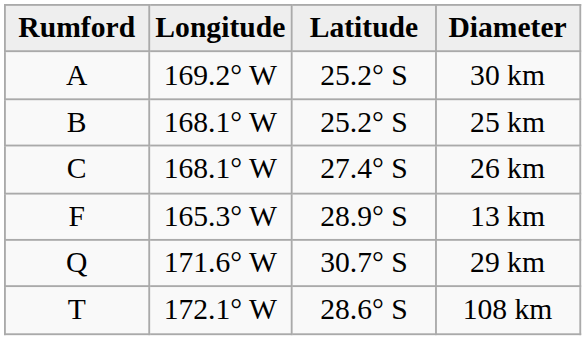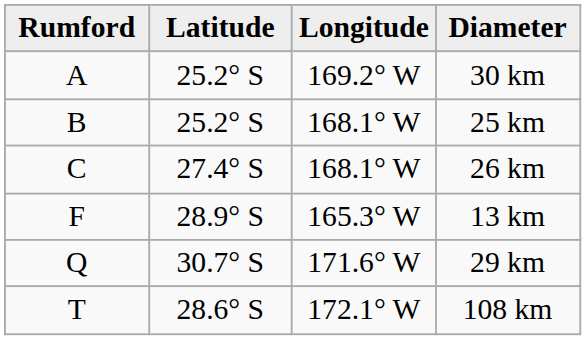columns swapped: (364, 27) <-> (220, 27)
